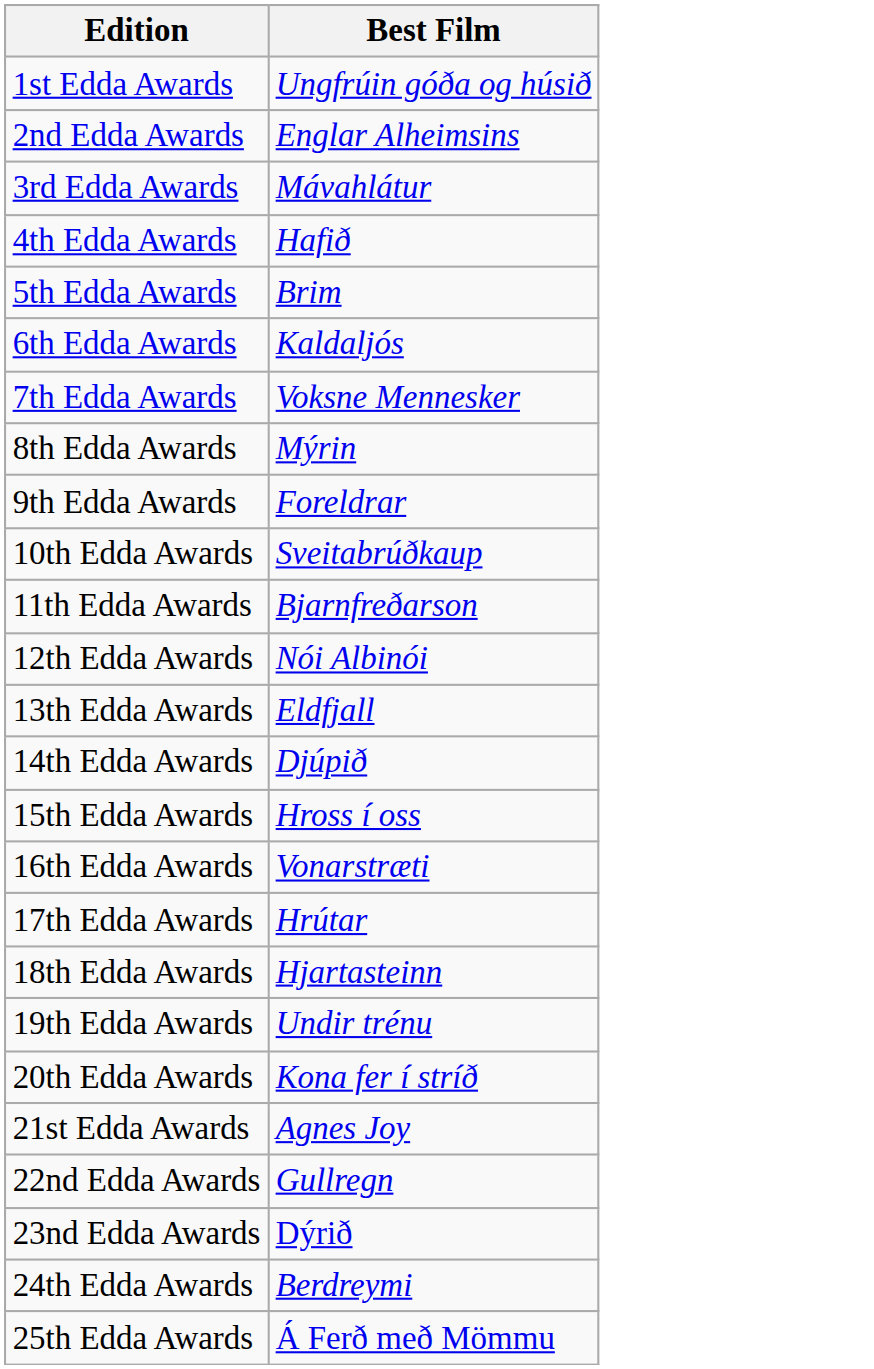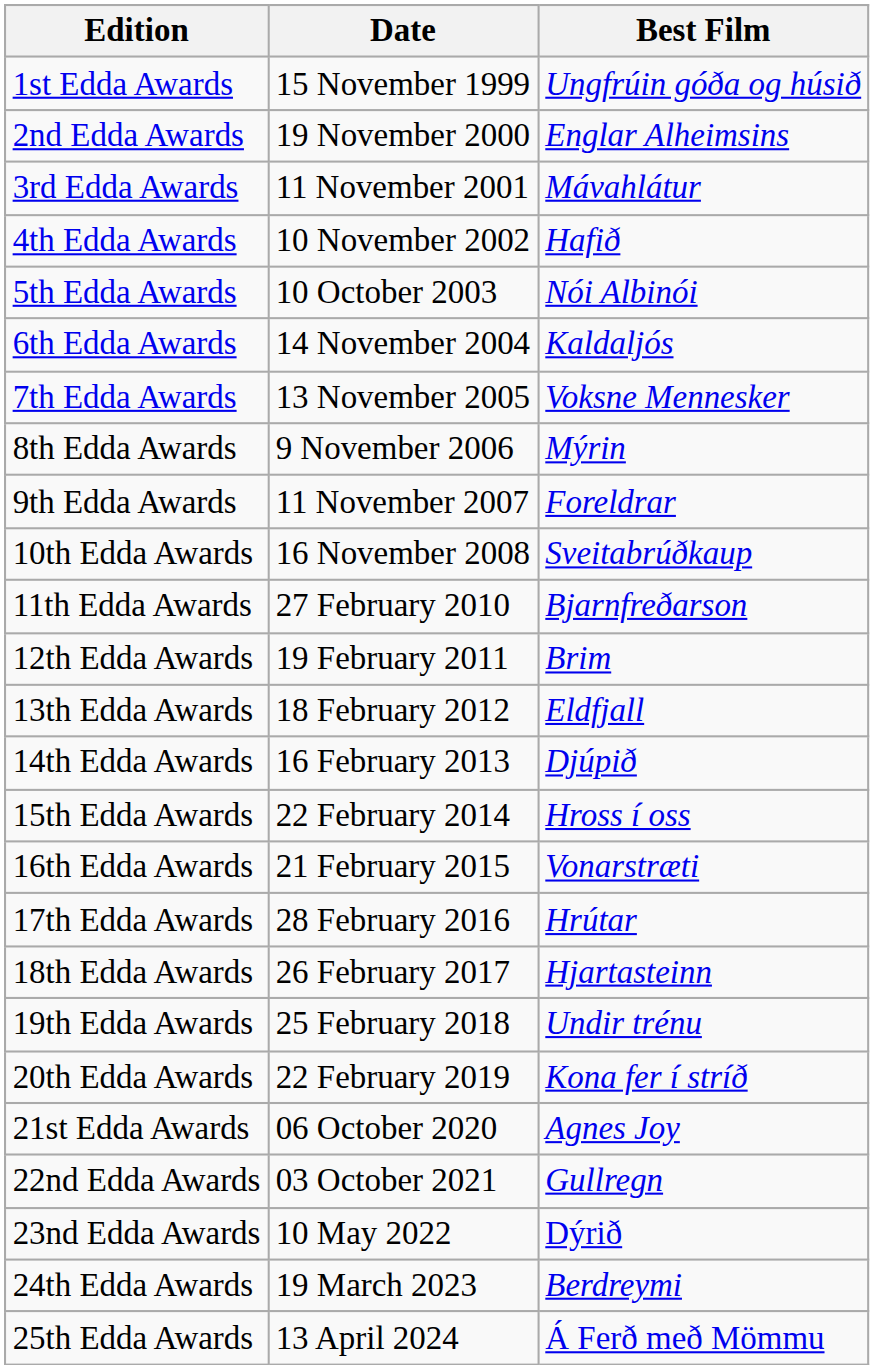+ column: (403, 30)
(309, 291) Brim -> (621, 291) Nói Albinói
(352, 657) Nói Albinói -> (578, 657) Brim
